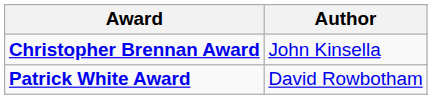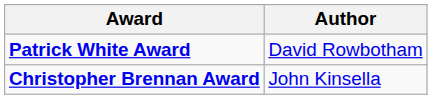rows swapped: (134, 49) <-> (100, 79)
